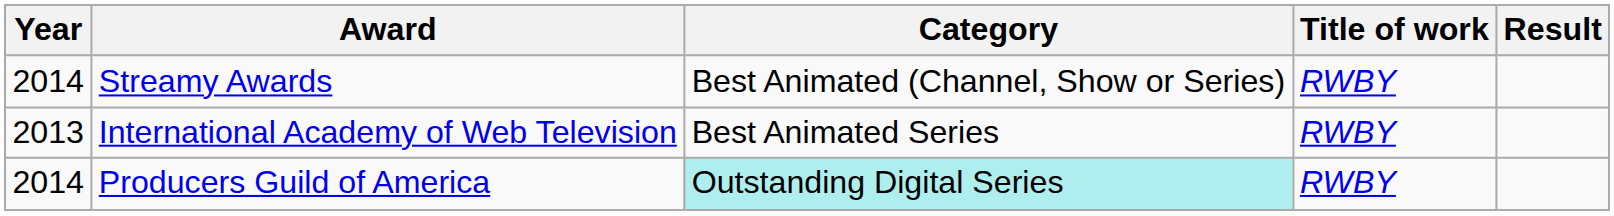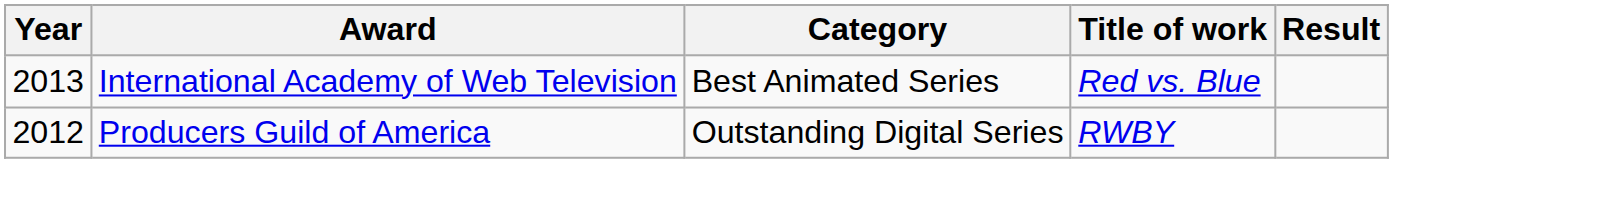- row: (216, 81)
(1348, 132) RWBY -> (1169, 81) Red vs. Blue
(48, 183) 2014 -> (48, 132) 2012
(878, 183) paleturquoise background -> (878, 132) no background
